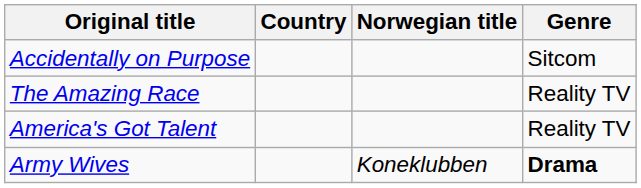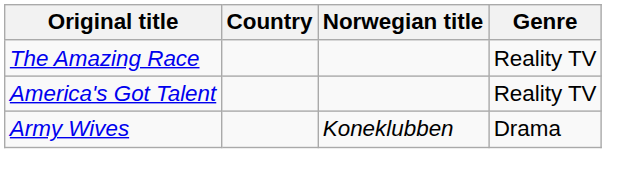- row: (130, 57)
(562, 164) bold -> (527, 128) normal
